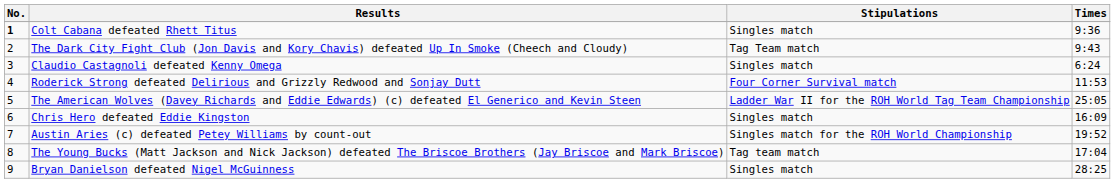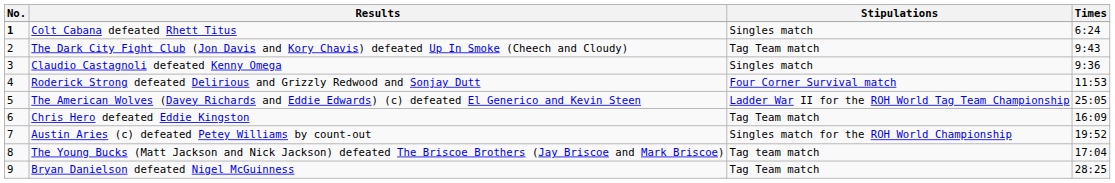(1088, 30) 9:36 -> (1088, 30) 6:24
(1088, 65) 6:24 -> (1088, 65) 9:36
(771, 117) Singles match -> (774, 117) Tag Team match
(771, 169) Singles match -> (774, 169) Tag Team match
